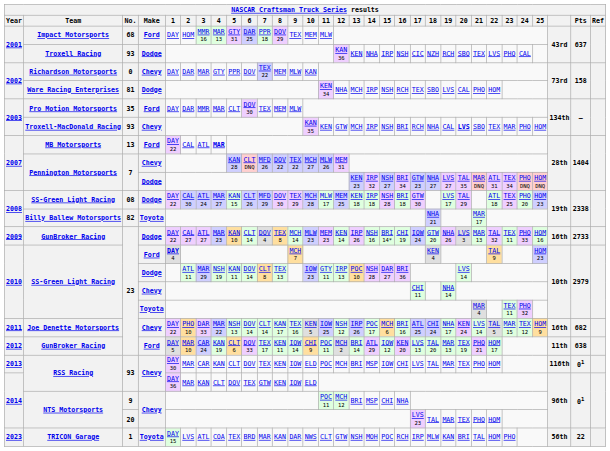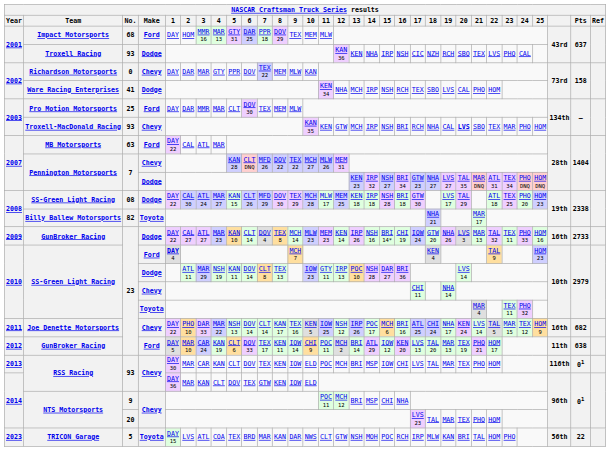(130, 90) 81 -> (130, 90) 41
(130, 108) 35 -> (130, 108) 25
(130, 144) 13 -> (130, 144) 63
(219, 144) bold -> (219, 144) normal
(130, 437) 1 -> (130, 437) 5
